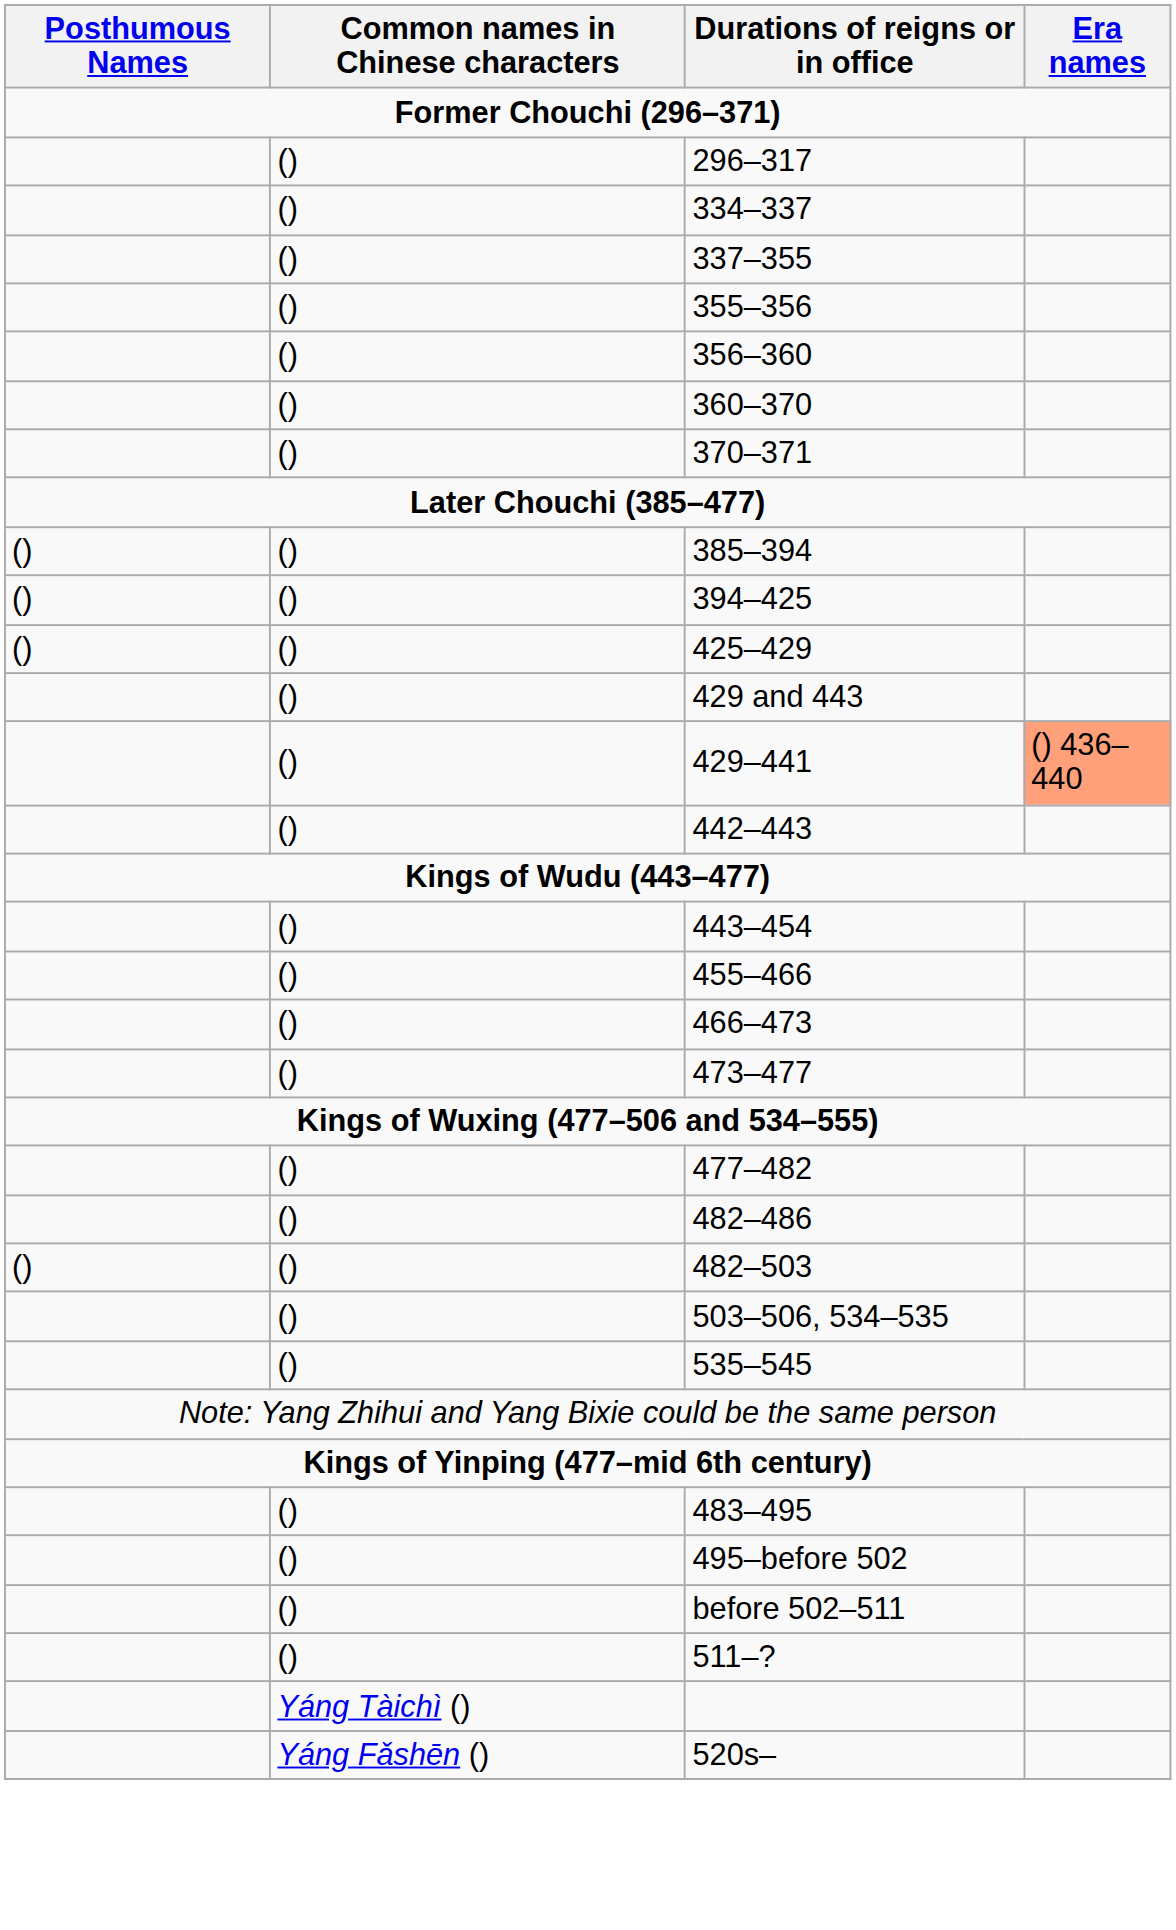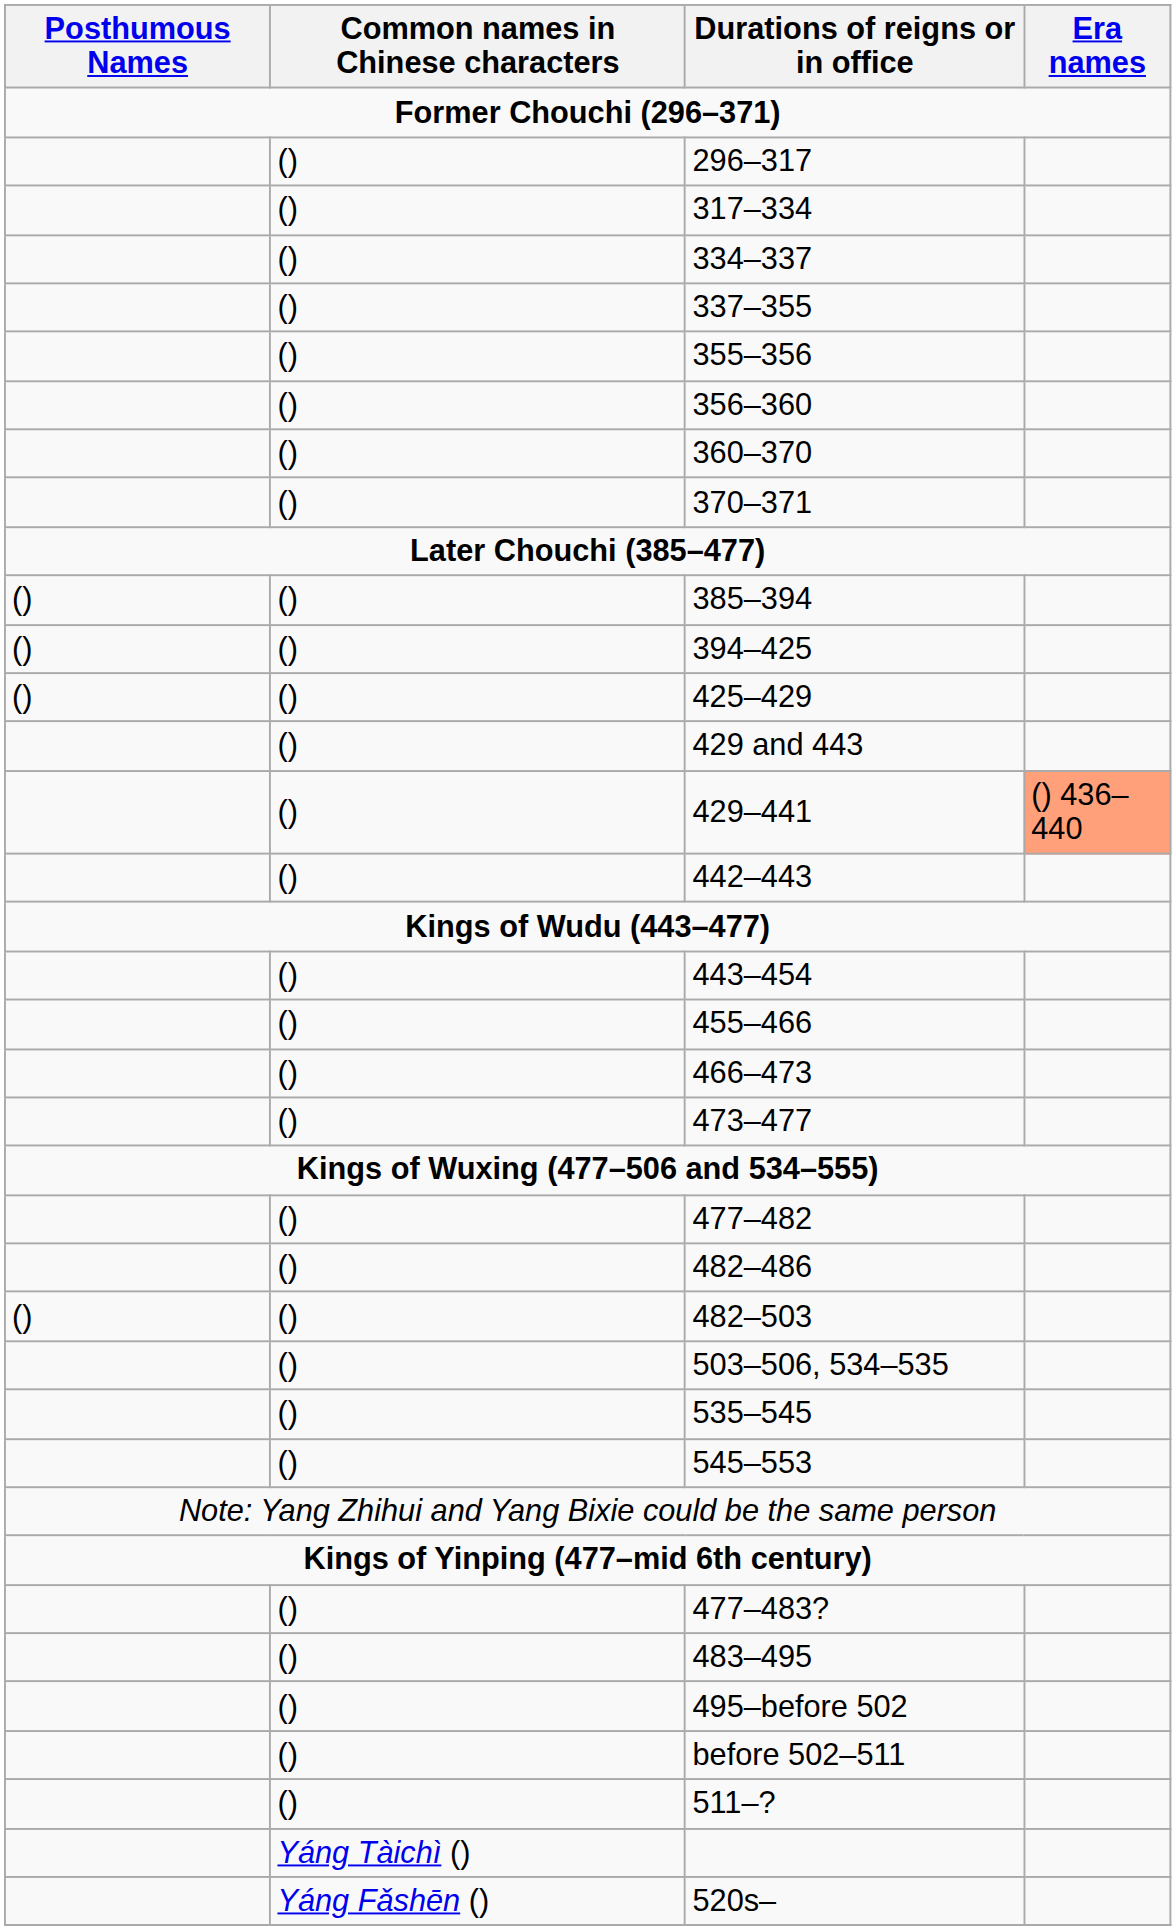+ row: (288, 209)
+ row: (288, 1462)
+ row: (288, 1608)
